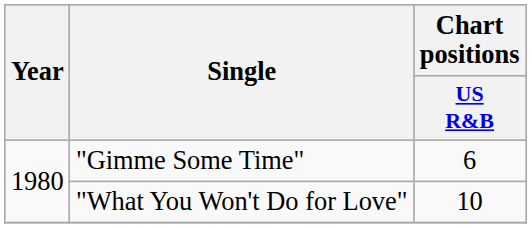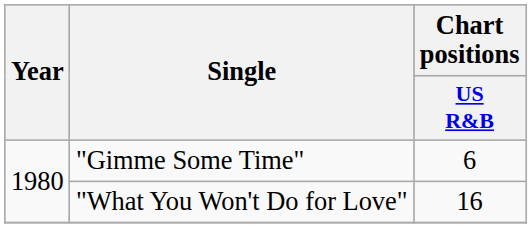(470, 202) 10 -> (470, 202) 16
